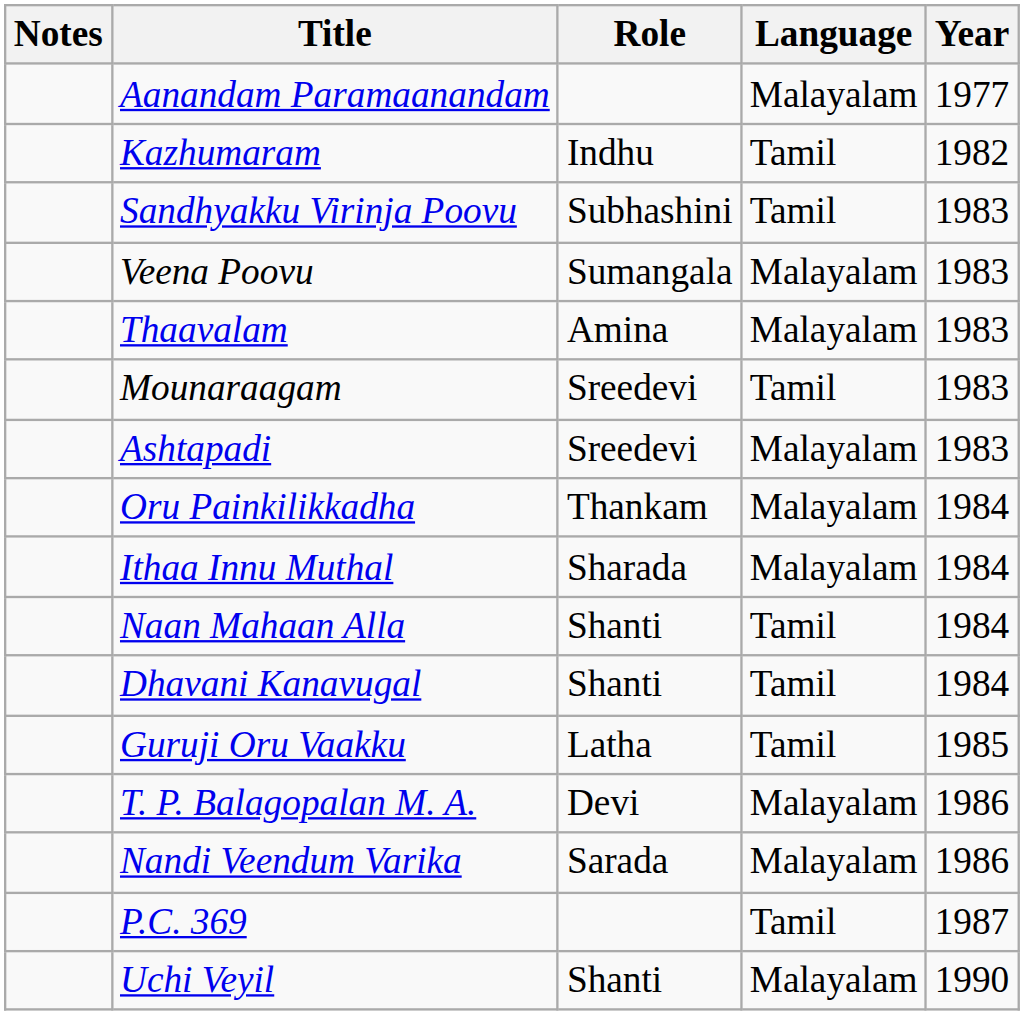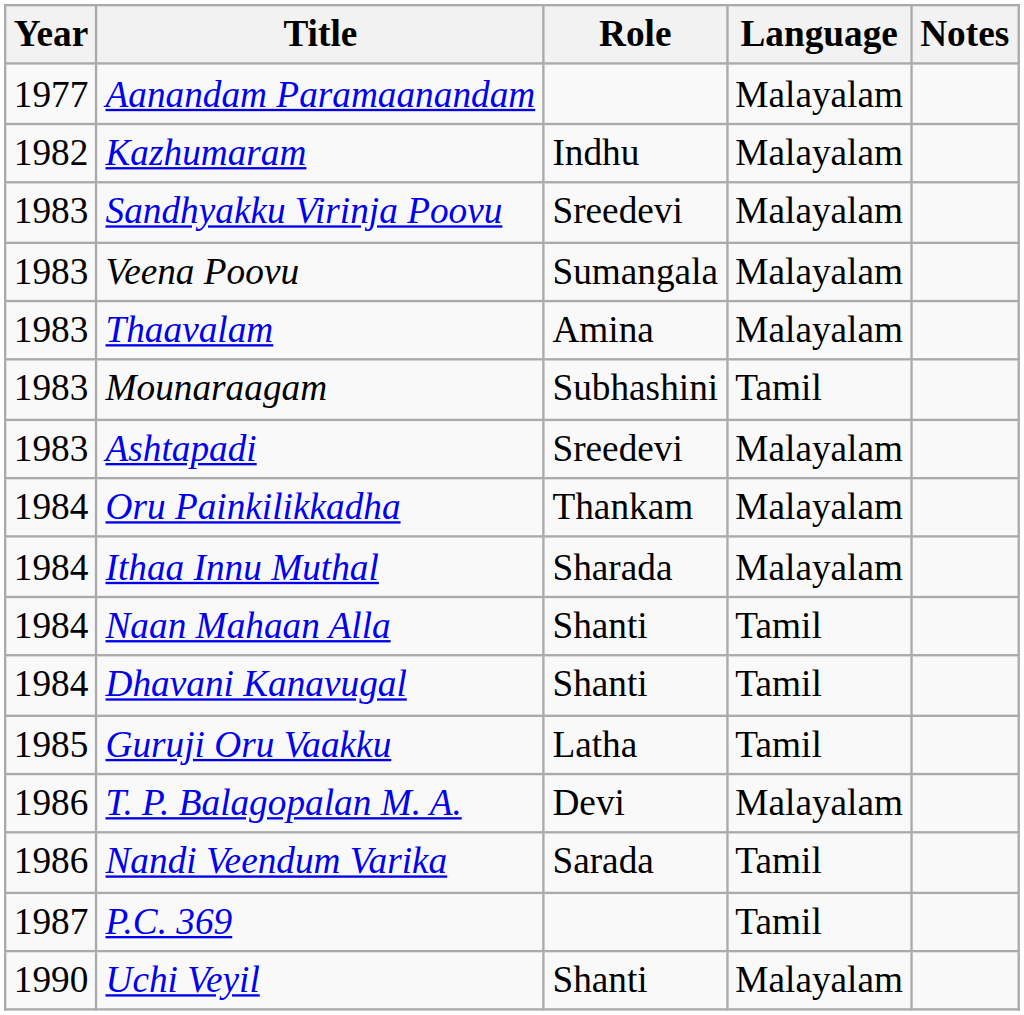columns swapped: (972, 34) <-> (58, 34)
(793, 152) Tamil -> (819, 152) Malayalam
(650, 211) Subhashini -> (618, 211) Sreedevi
(793, 211) Tamil -> (819, 211) Malayalam
(632, 388) Sreedevi -> (635, 388) Subhashini
(834, 861) Malayalam -> (779, 861) Tamil
